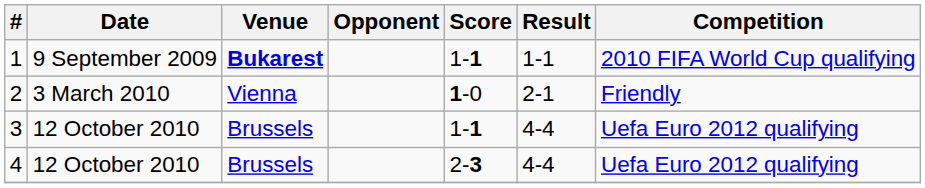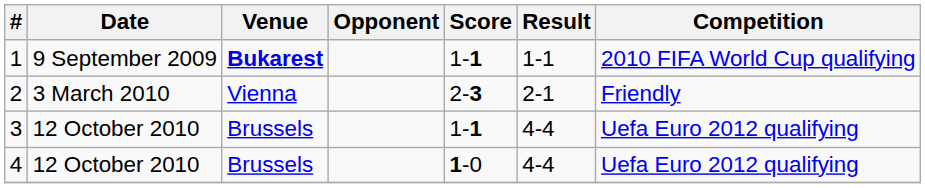(466, 93) 1-0 -> (466, 93) 2-3
(466, 164) 2-3 -> (466, 164) 1-0
